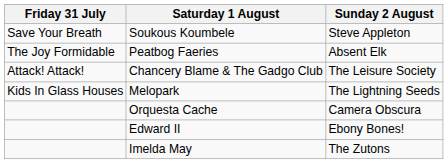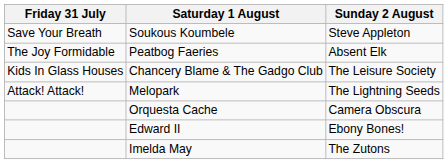(46, 71) Attack! Attack! -> (65, 71) Kids In Glass Houses
(65, 91) Kids In Glass Houses -> (46, 91) Attack! Attack!
